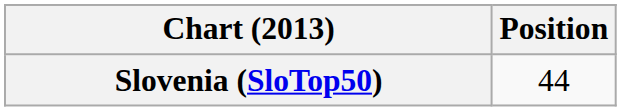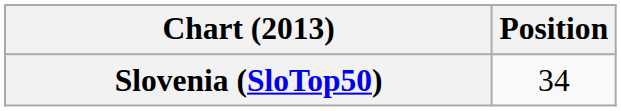(554, 79) 44 -> (554, 79) 34
